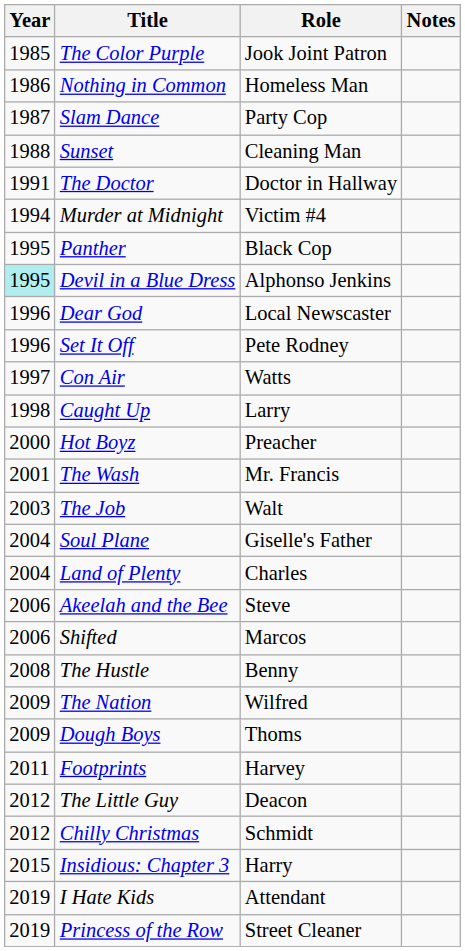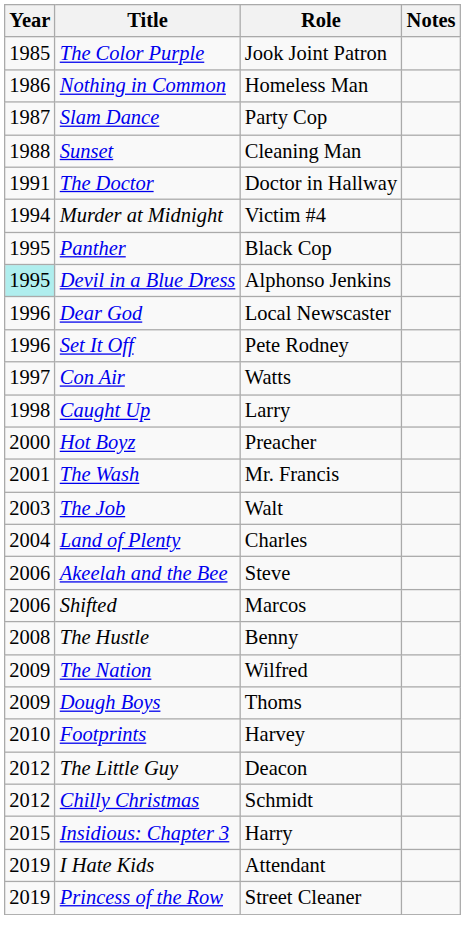- row: (104, 540)
(29, 767) 2011 -> (30, 735) 2010
